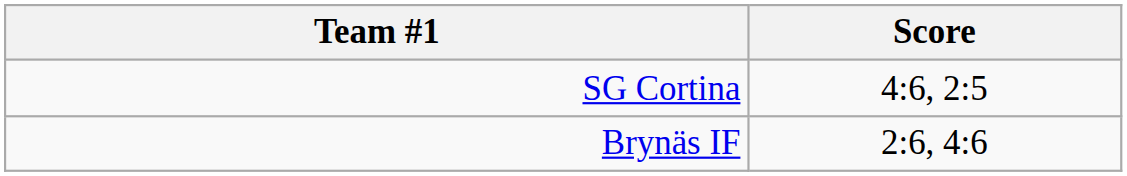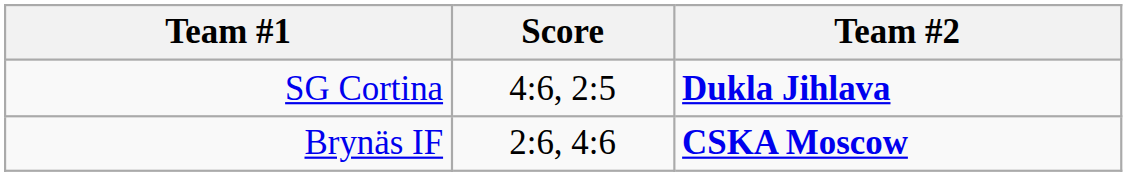+ column: (897, 32)
